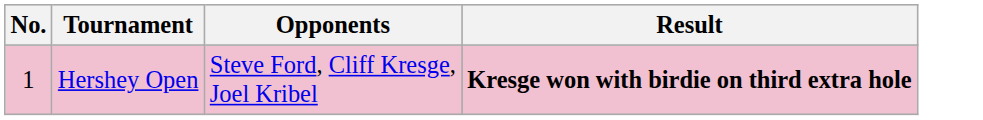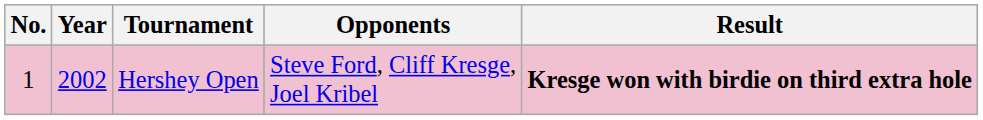+ column: (82, 24)
